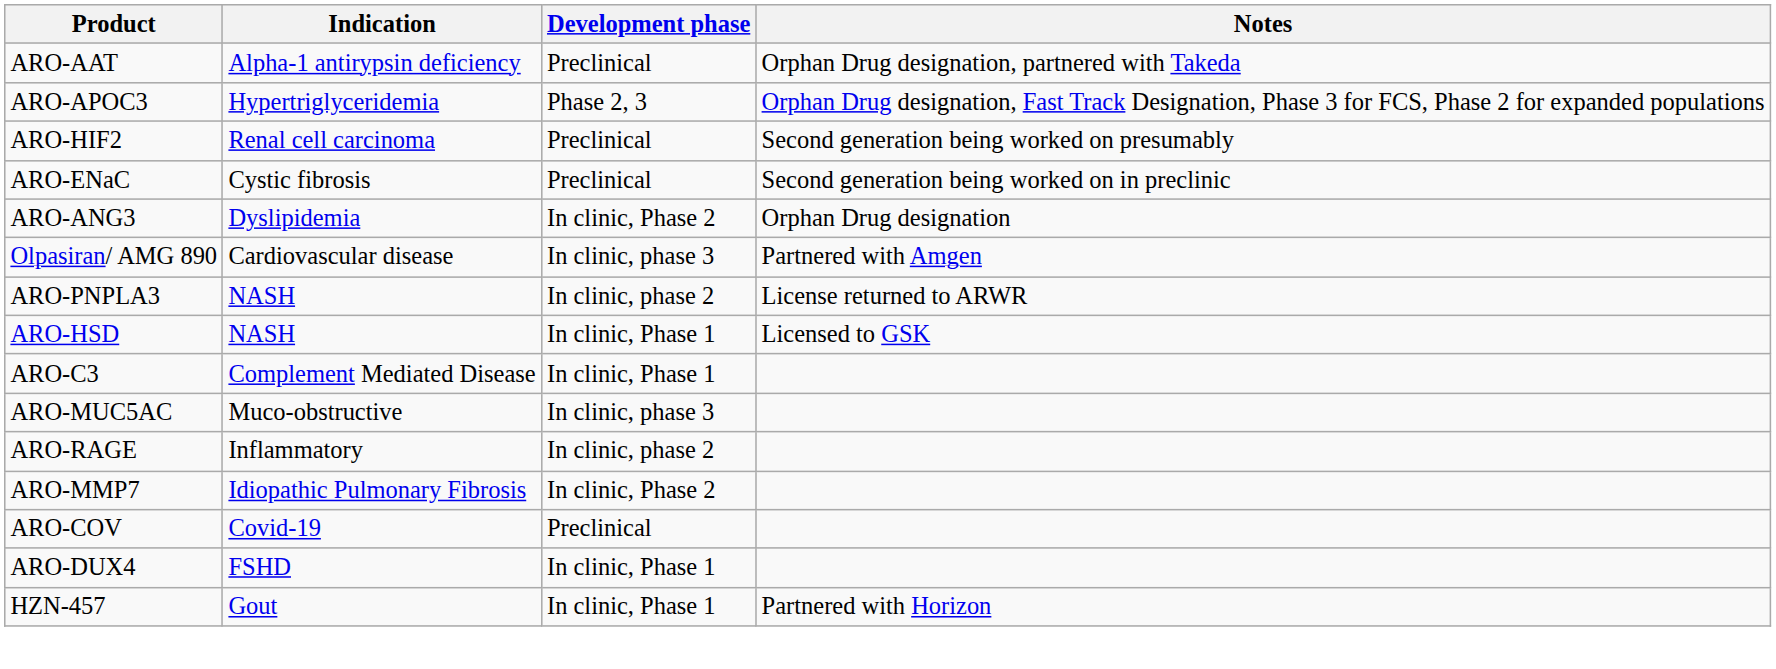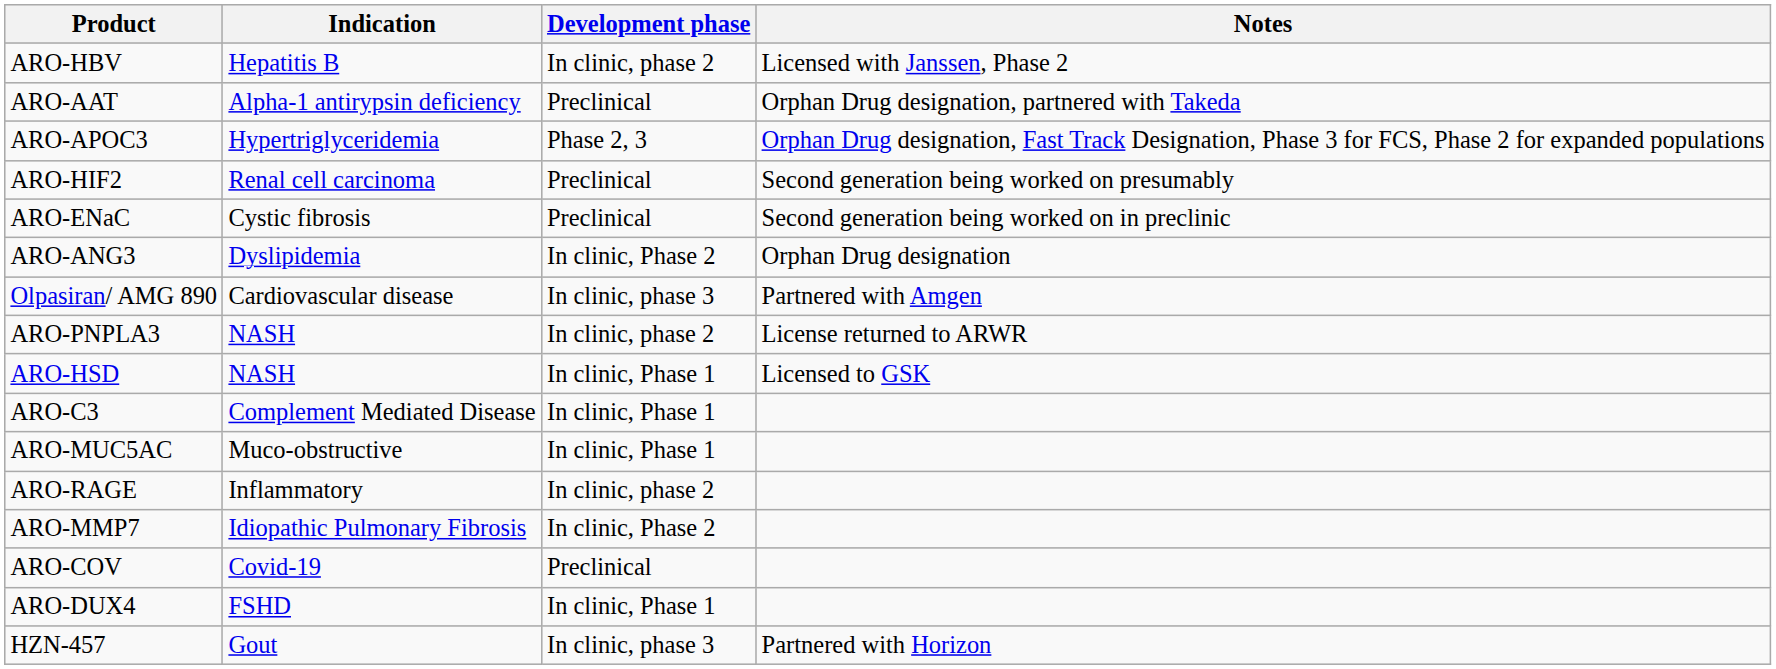+ row: (66, 62)
(631, 412) In clinic, phase 3 -> (631, 450) In clinic, Phase 1
(631, 606) In clinic, Phase 1 -> (631, 645) In clinic, phase 3
